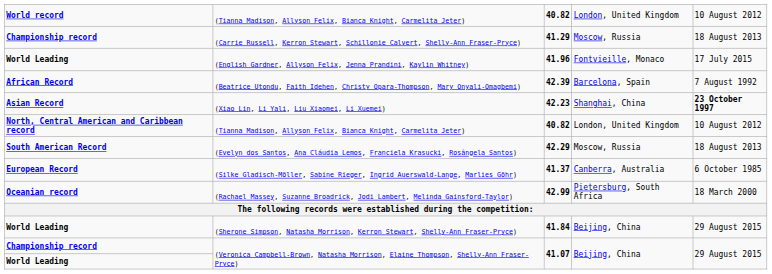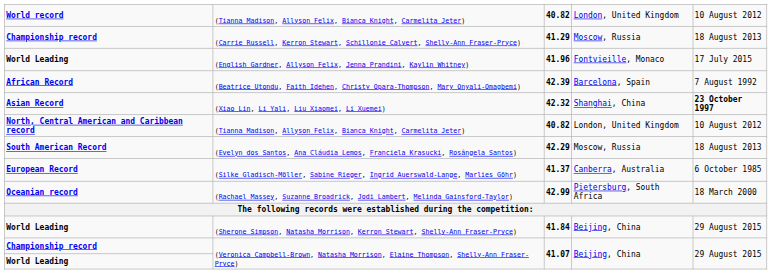(558, 104) 42.23 -> (558, 104) 42.32
